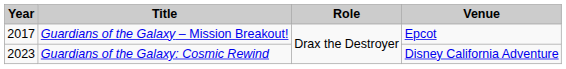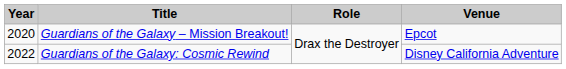(21, 34) 2017 -> (21, 34) 2020
(21, 53) 2023 -> (21, 53) 2022
